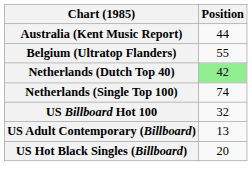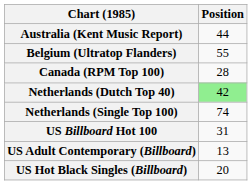+ row: (102, 72)
(223, 111) 32 -> (223, 131) 31
